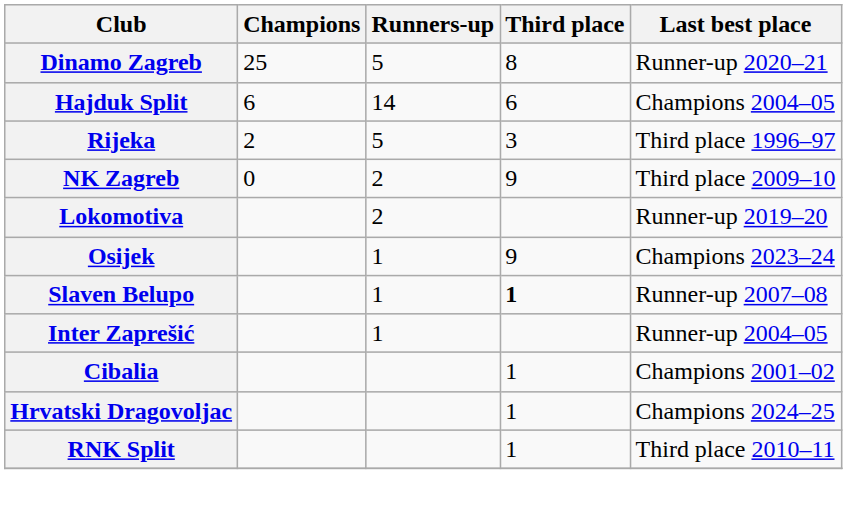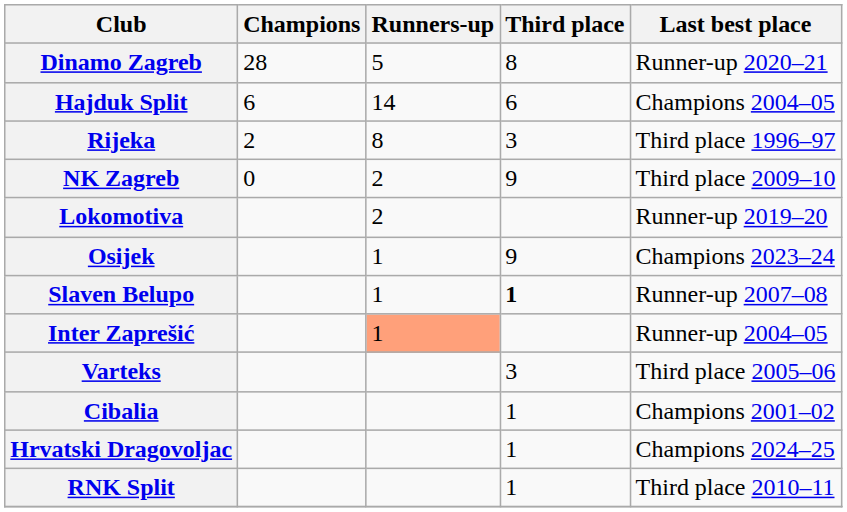(255, 62) 25 -> (255, 62) 28
(378, 139) 5 -> (378, 139) 8
(378, 332) no background -> (378, 332) lightsalmon background
+ row: (121, 371)
